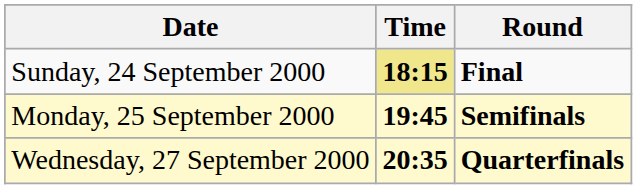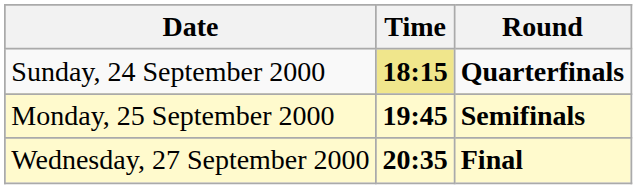(492, 71) Final -> (542, 71) Quarterfinals
(542, 159) Quarterfinals -> (492, 159) Final
